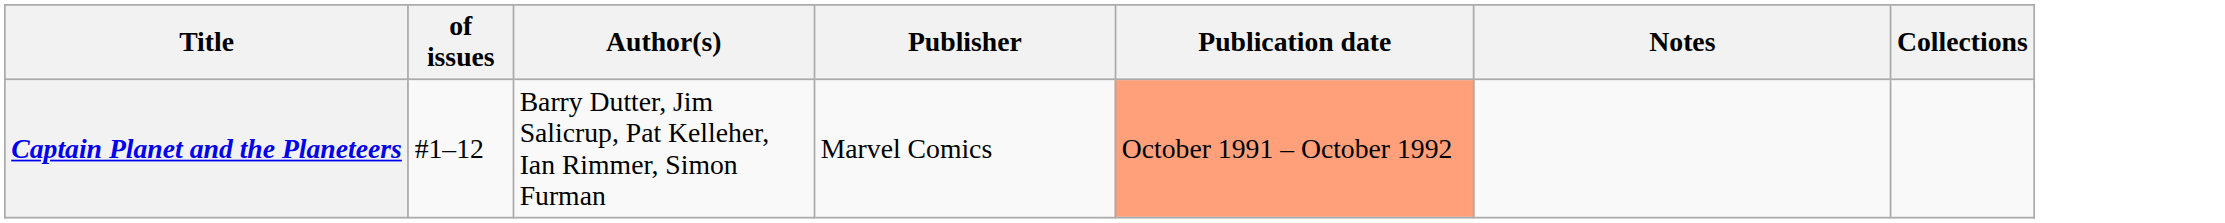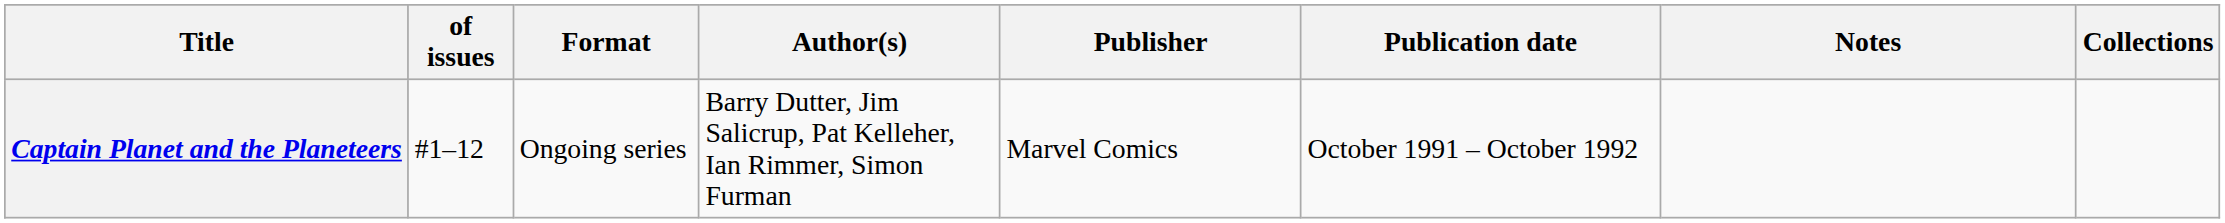+ column: (606, 42)
(1287, 148) lightsalmon background -> (1473, 148) no background
